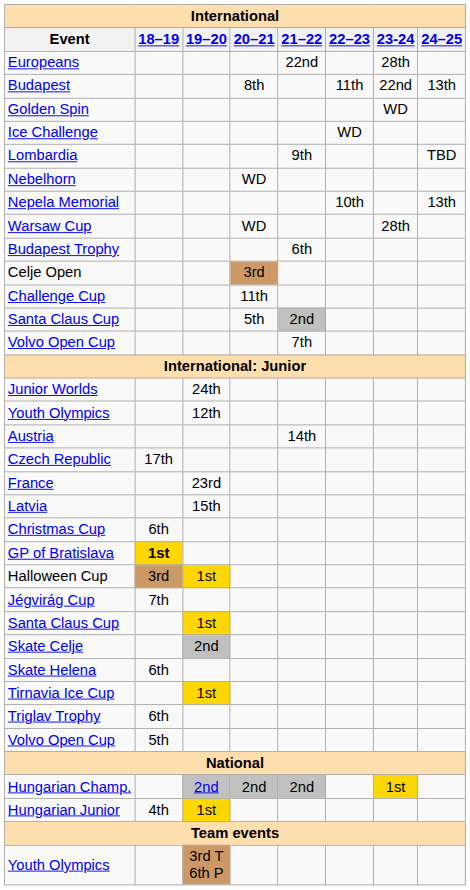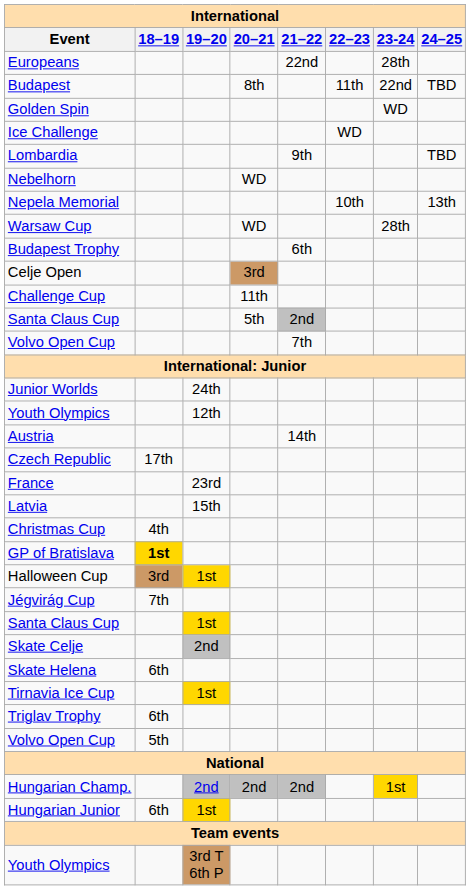(442, 86) 13th -> (442, 86) TBD
(159, 529) 6th -> (159, 529) 4th
(159, 809) 4th -> (159, 809) 6th
